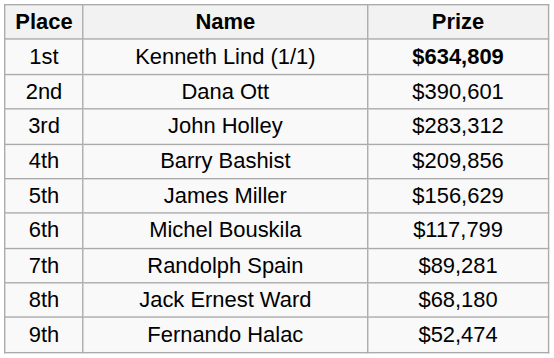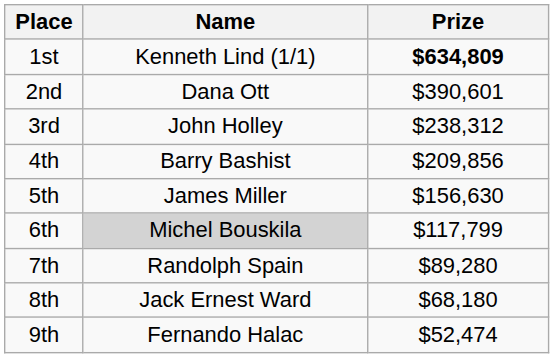(458, 126) $283,312 -> (458, 126) $238,312
(458, 195) $156,629 -> (458, 195) $156,630
(225, 230) no background -> (225, 230) lightgrey background
(458, 265) $89,281 -> (458, 265) $89,280
